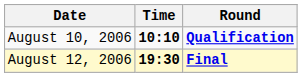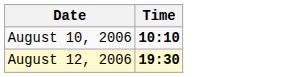- column: (240, 16)
